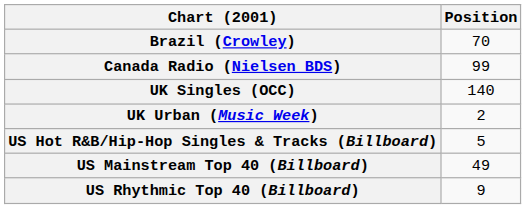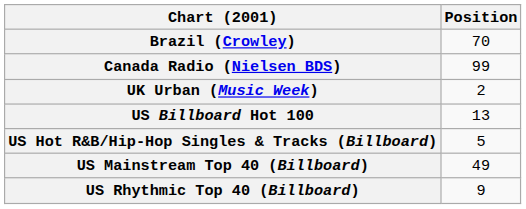- row: (223, 91)
+ row: (223, 116)
